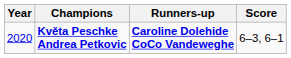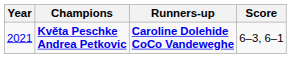(20, 37) 2020 -> (20, 37) 2021
